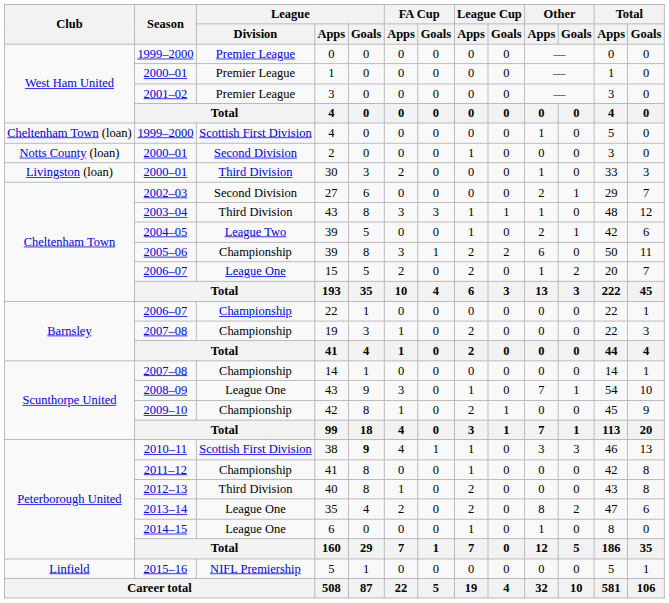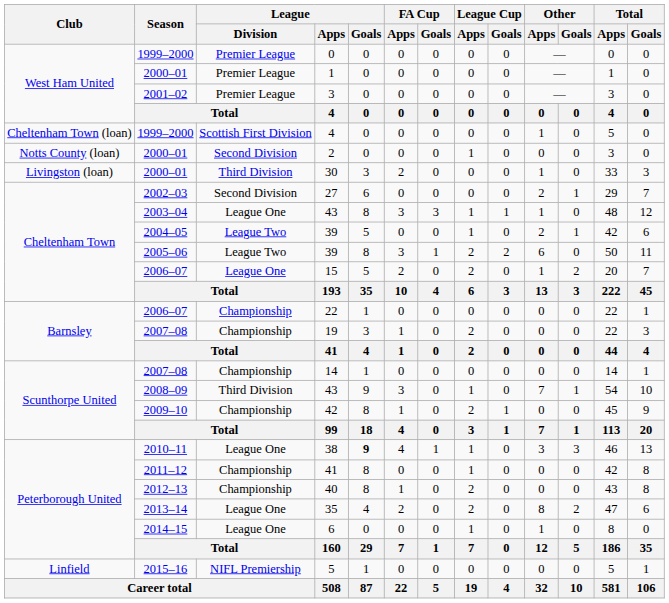(255, 212) Third Division -> (255, 212) League One
(255, 251) Championship -> (255, 251) League Two
(255, 390) League One -> (255, 390) Third Division
(255, 449) Scottish First Division -> (255, 449) League One
(255, 489) Third Division -> (255, 489) Championship
